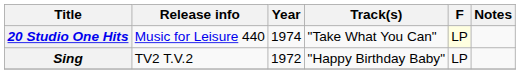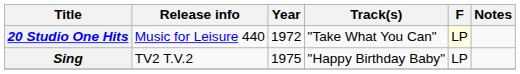(286, 36) 1974 -> (286, 36) 1972
(286, 58) 1972 -> (286, 58) 1975
